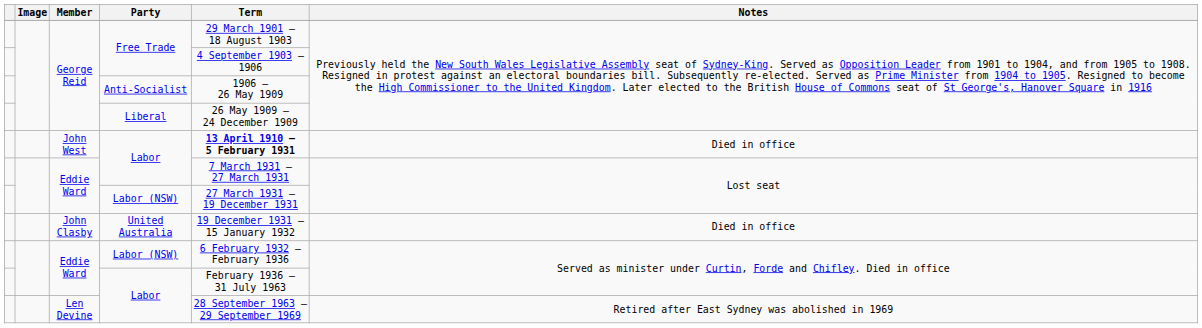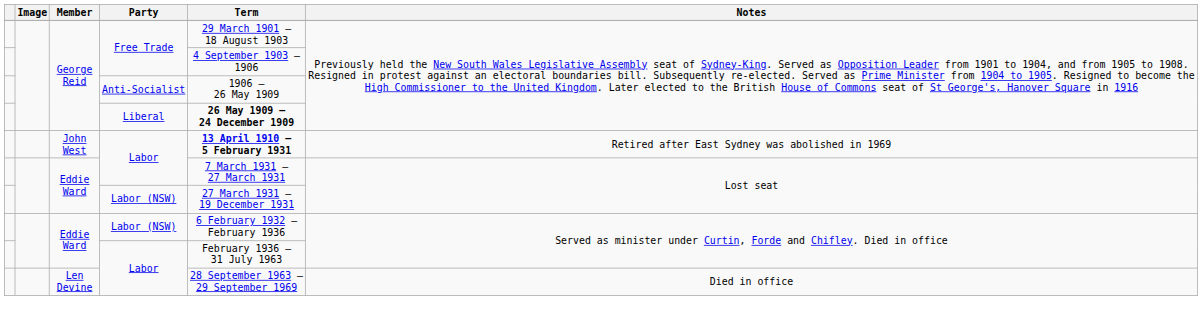(250, 117) normal -> (247, 117) bold
(753, 144) Died in office -> (751, 144) Retired after East Sydney was abolished in 1969
- row: (75, 227)
(753, 309) Retired after East Sydney was abolished in 1969 -> (751, 282) Died in office
